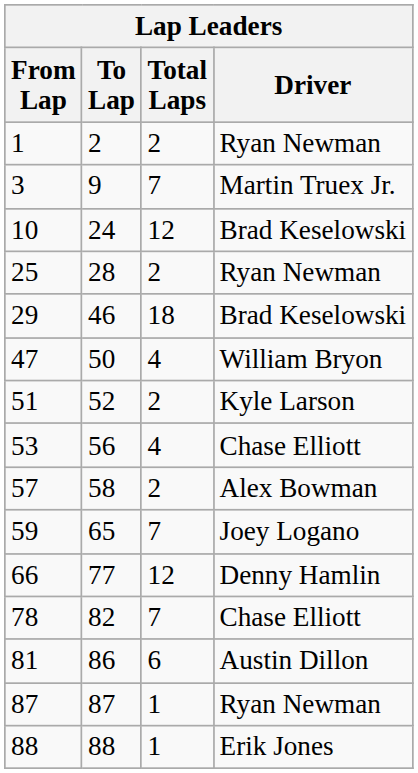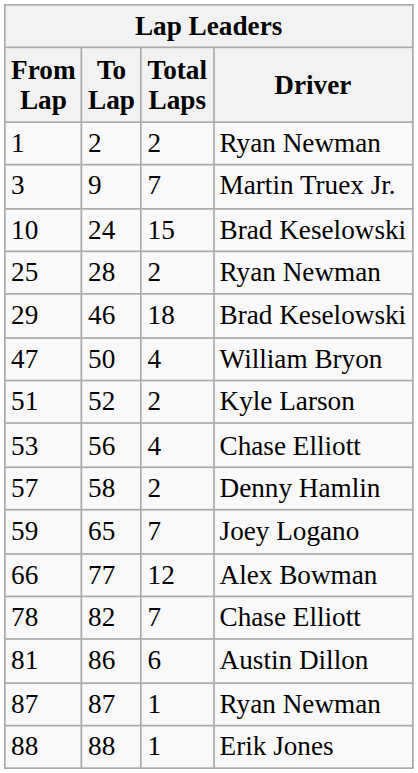(161, 229) 12 -> (161, 229) 15
(298, 488) Alex Bowman -> (300, 488) Denny Hamlin
(300, 574) Denny Hamlin -> (298, 574) Alex Bowman
